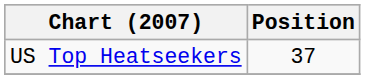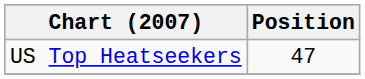(303, 57) 37 -> (303, 57) 47
